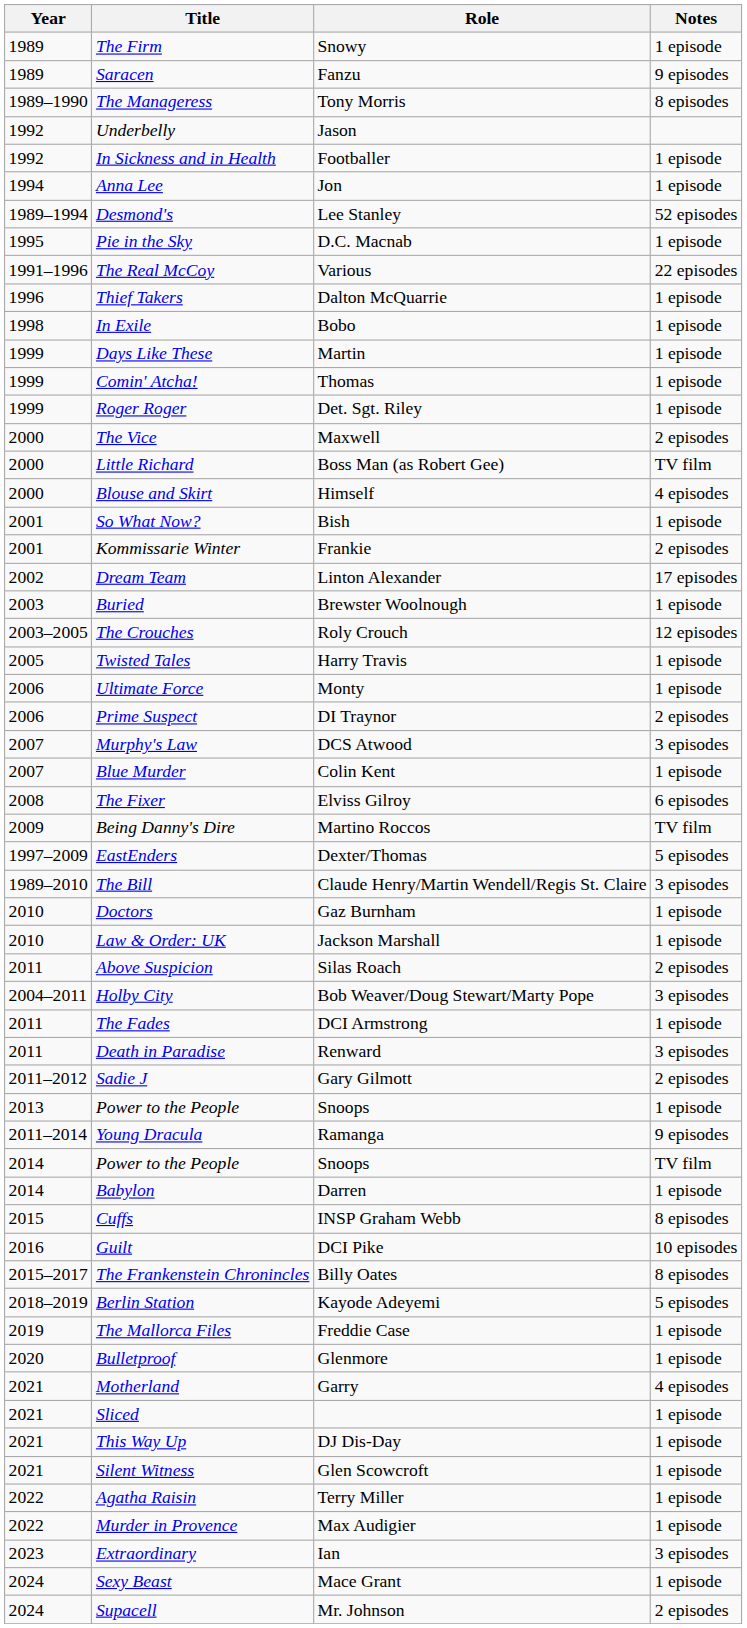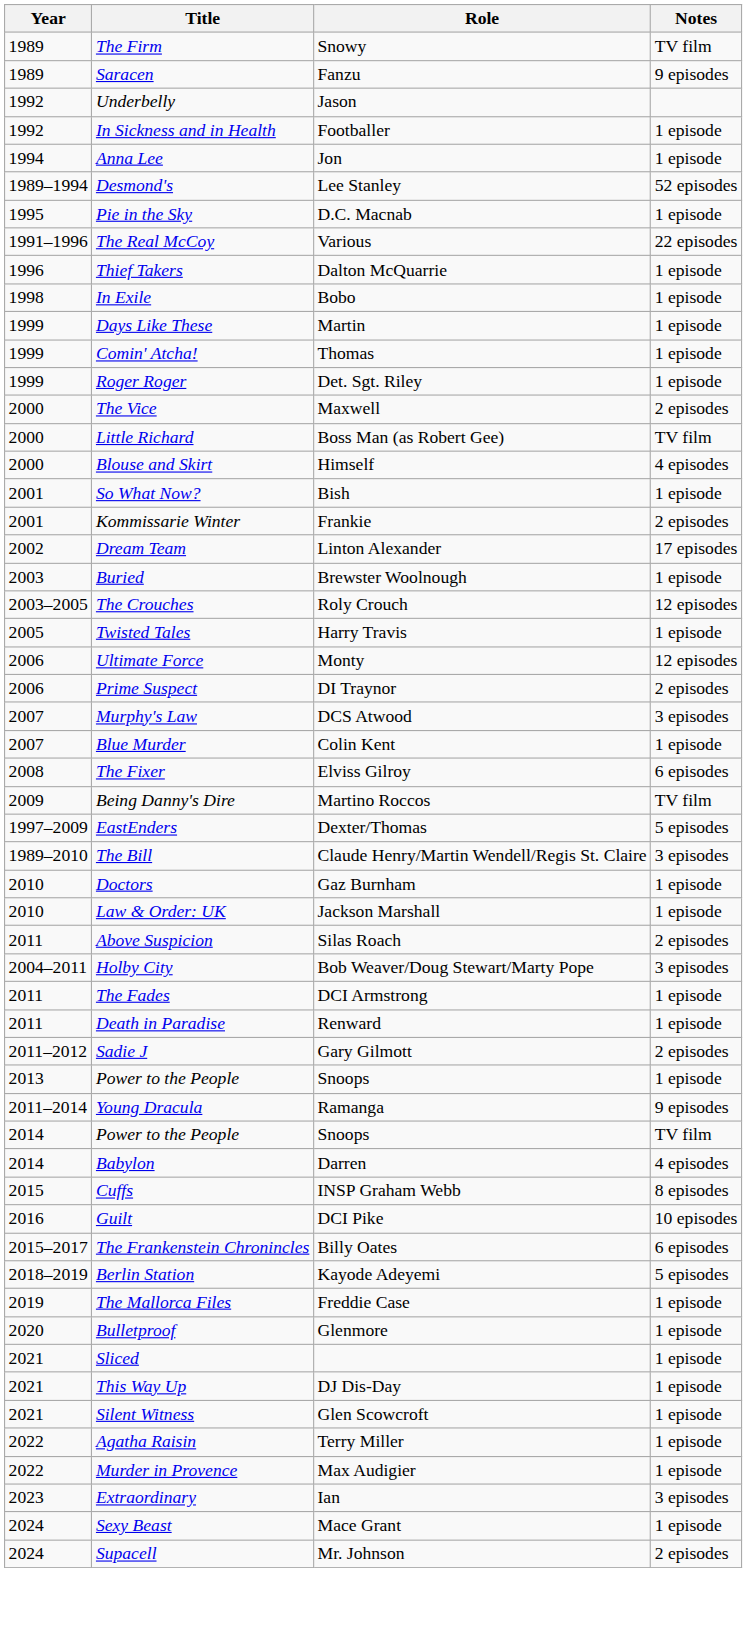(688, 46) 1 episode -> (683, 46) TV film
- row: (48, 102)
(688, 688) 1 episode -> (696, 660) 12 episodes
(692, 1051) 3 episodes -> (688, 1023) 1 episode
(688, 1190) 1 episode -> (692, 1162) 4 episodes
(692, 1274) 8 episodes -> (692, 1246) 6 episodes
- row: (26, 1386)
